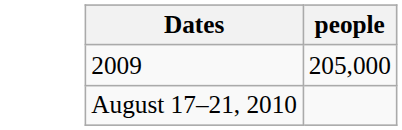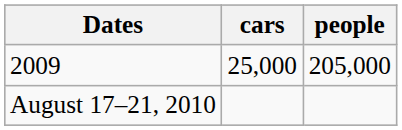+ column: (262, 24)
